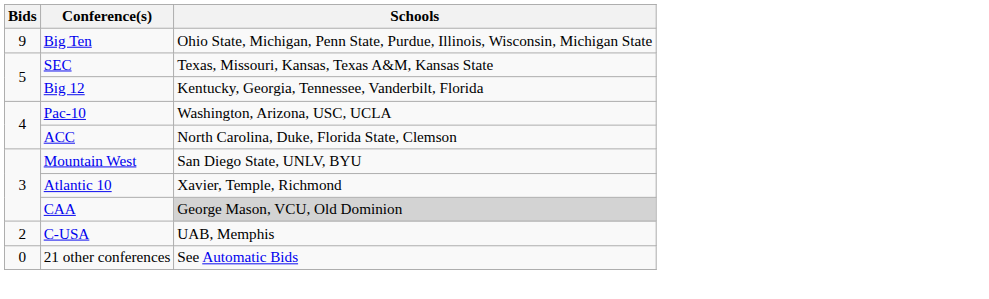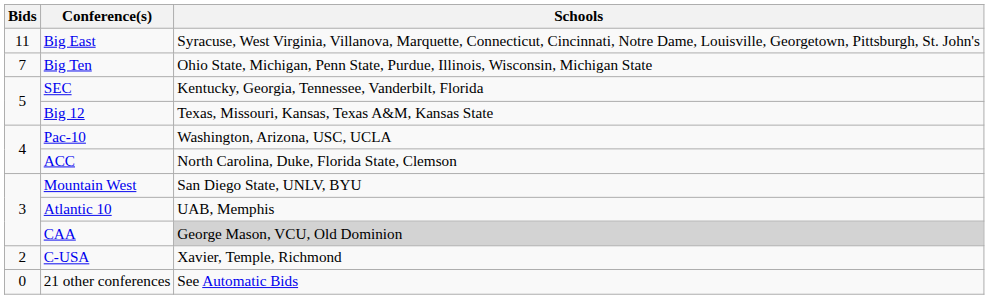+ row: (70, 40)
(22, 40) 9 -> (22, 64) 7
(335, 64) Texas, Missouri, Kansas, Texas A&M, Kansas State -> (330, 88) Kentucky, Georgia, Tennessee, Vanderbilt, Florida
(330, 88) Kentucky, Georgia, Tennessee, Vanderbilt, Florida -> (335, 112) Texas, Missouri, Kansas, Texas A&M, Kansas State
(260, 185) Xavier, Temple, Richmond -> (226, 209) UAB, Memphis
(226, 233) UAB, Memphis -> (260, 257) Xavier, Temple, Richmond
